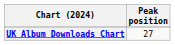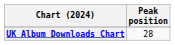(148, 34) 27 -> (148, 34) 28
